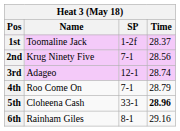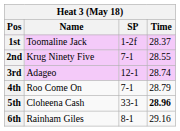(160, 57) 28.56 -> (160, 57) 28.55
